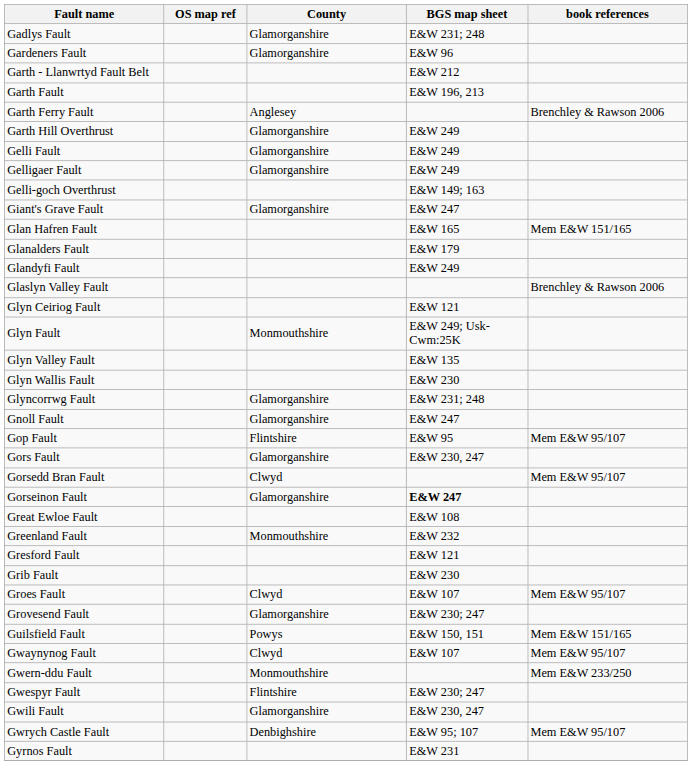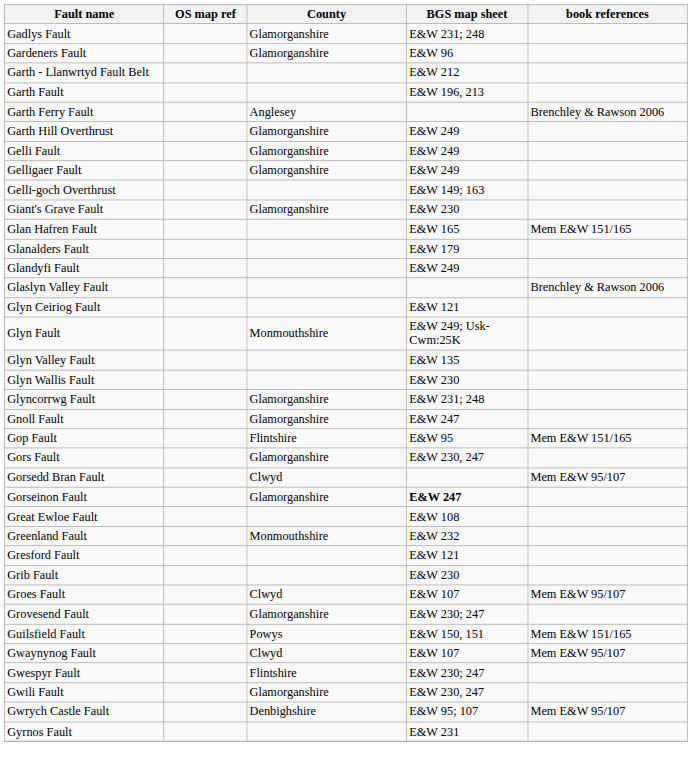(434, 209) E&W 247 -> (434, 209) E&W 230
(578, 438) Mem E&W 95/107 -> (581, 438) Mem E&W 151/165
- row: (49, 672)
